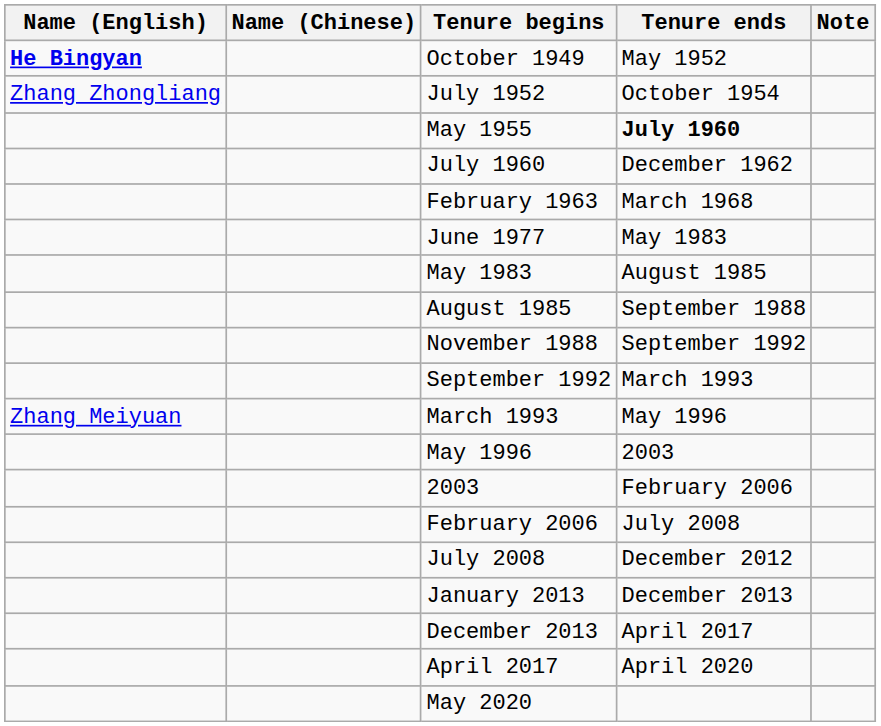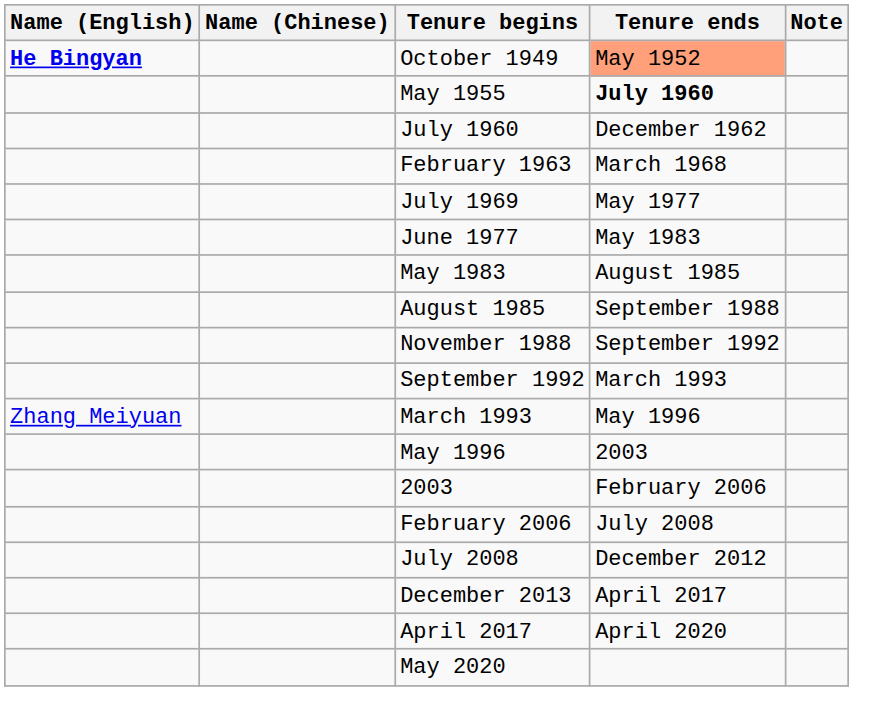(674, 59) no background -> (648, 59) lightsalmon background
- row: (486, 94)
+ row: (459, 202)
- row: (506, 596)
